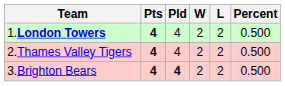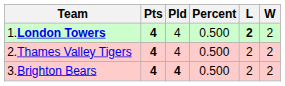columns swapped: (200, 14) <-> (255, 14)
(220, 33) normal -> (249, 33) bold
